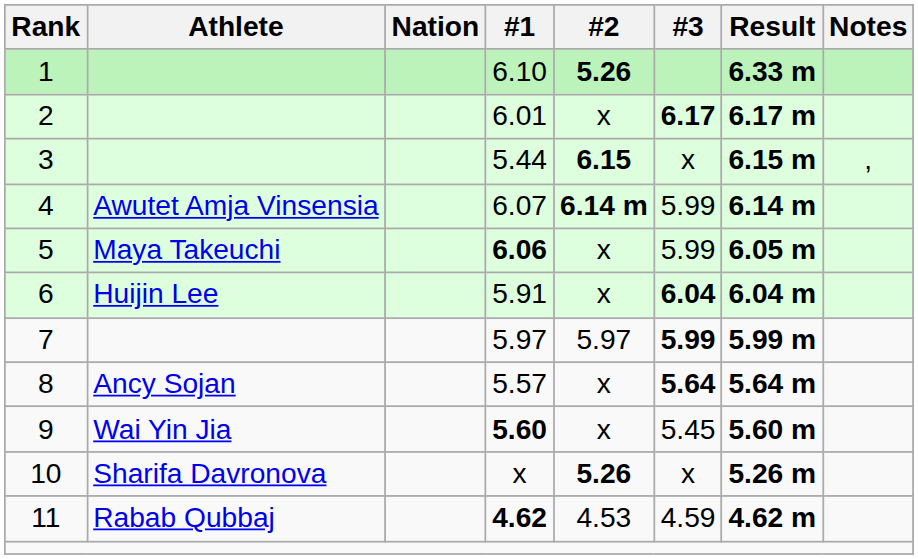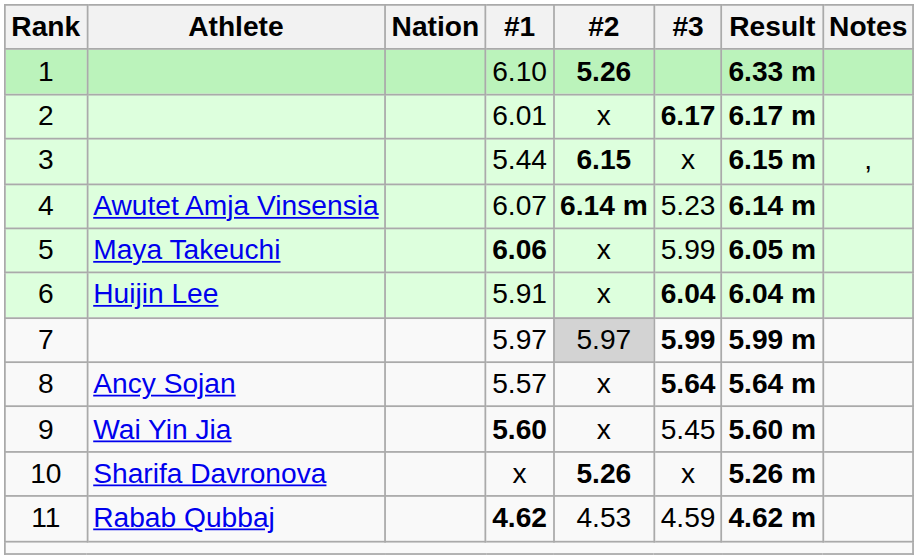(688, 205) 5.99 -> (688, 205) 5.23
(604, 339) no background -> (604, 339) lightgrey background
